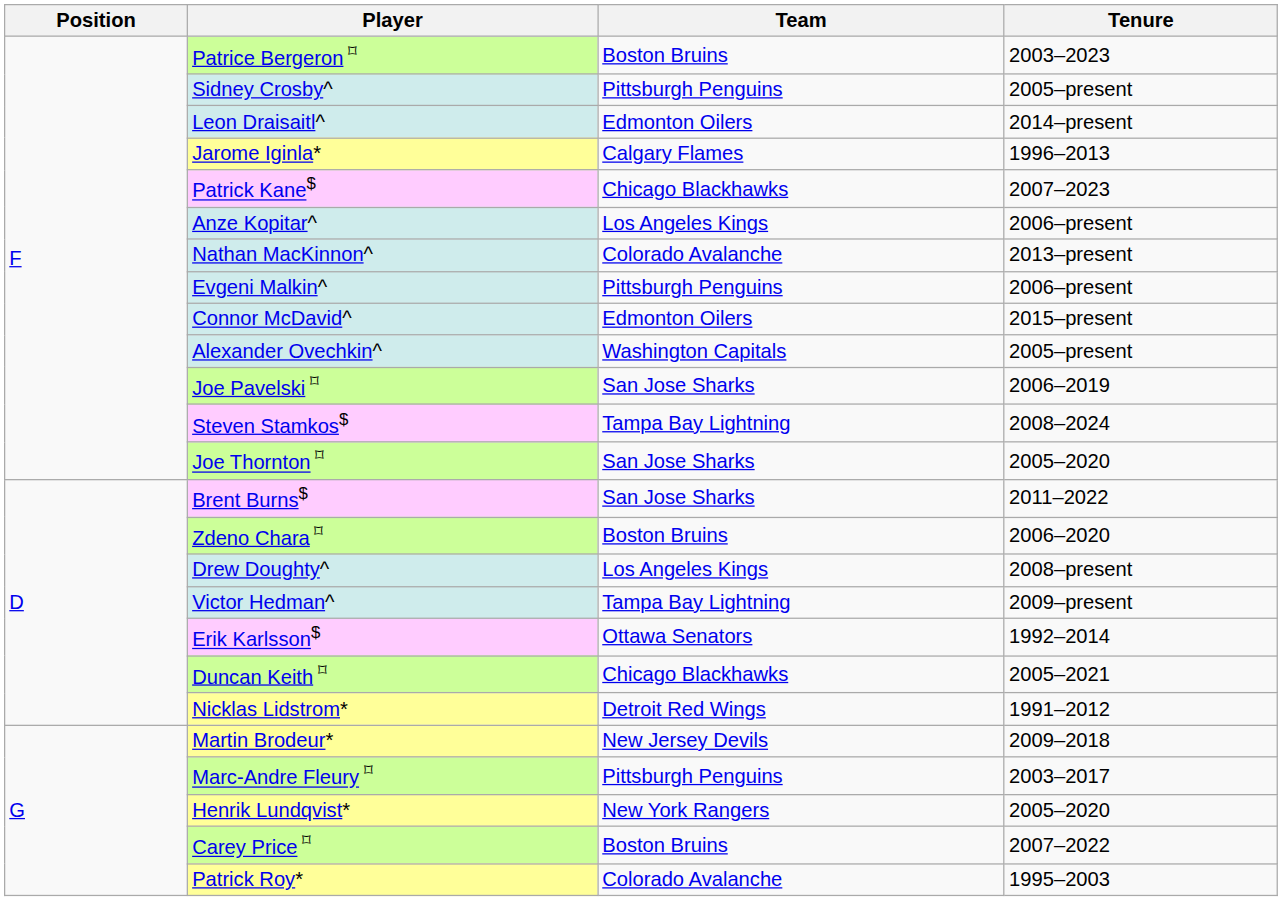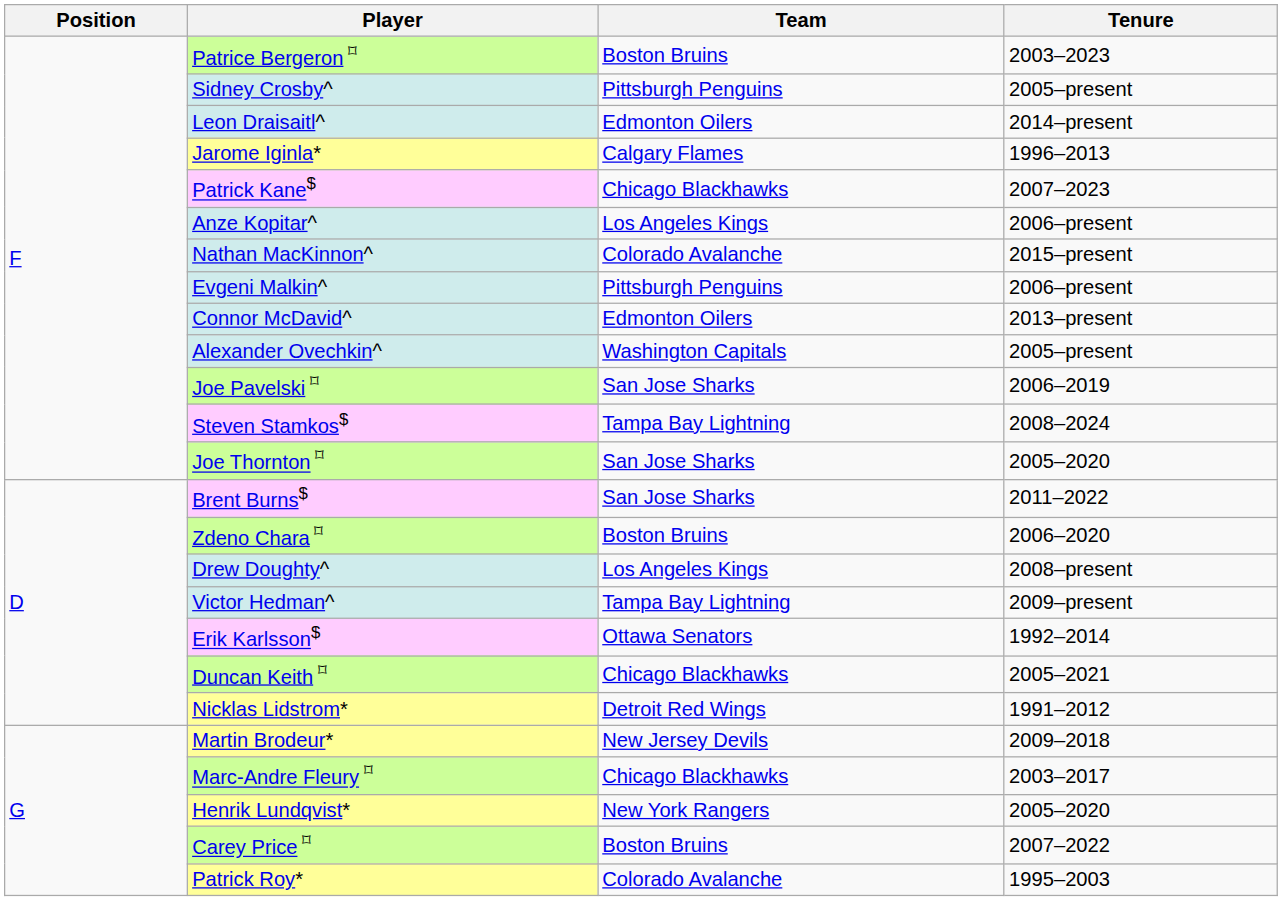(1071, 255) 2013–present -> (1071, 255) 2015–present
(1071, 319) 2015–present -> (1071, 319) 2013–present
(692, 775) Pittsburgh Penguins -> (695, 775) Chicago Blackhawks
